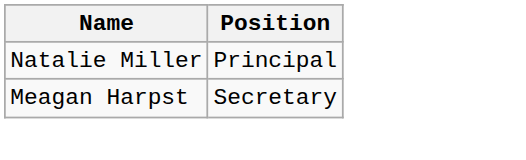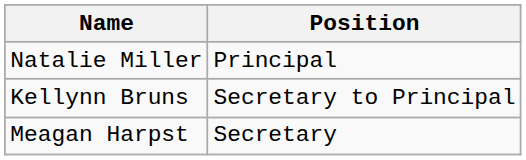+ row: (100, 98)
